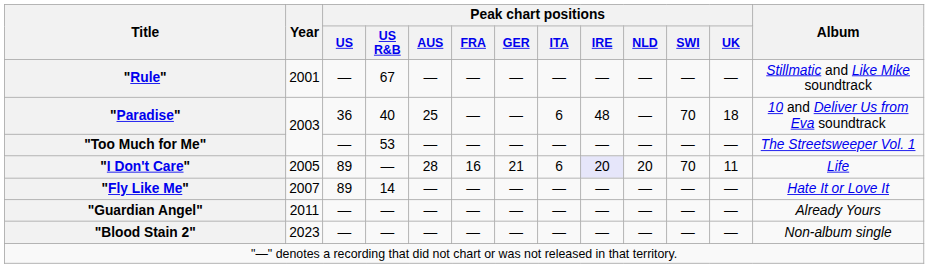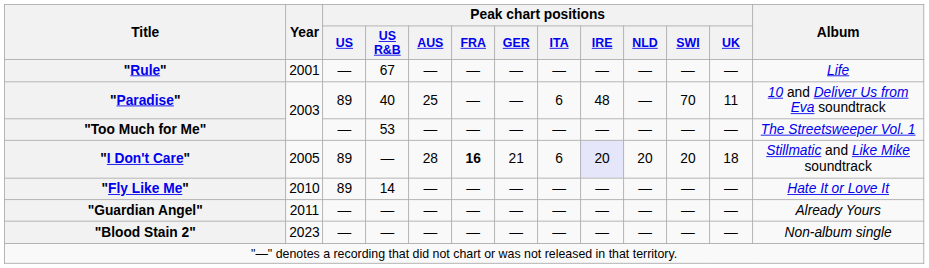(838, 78) Stillmatic and Like Mike soundtrack -> (838, 70) Life
(344, 115) 36 -> (344, 100) 89
(731, 115) 18 -> (731, 100) 11
(473, 166) normal -> (473, 159) bold
(688, 166) 70 -> (688, 159) 20
(731, 166) 11 -> (731, 159) 18
(838, 166) Life -> (838, 159) Stillmatic and Like Mike soundtrack
(304, 188) 2007 -> (304, 188) 2010
